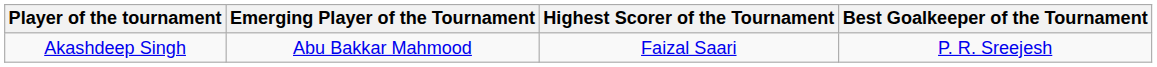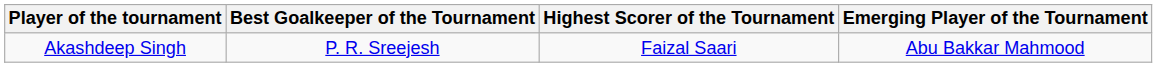columns swapped: (995, 18) <-> (382, 18)
